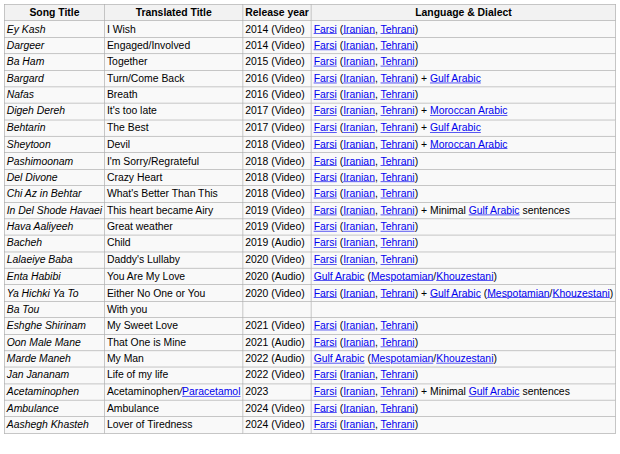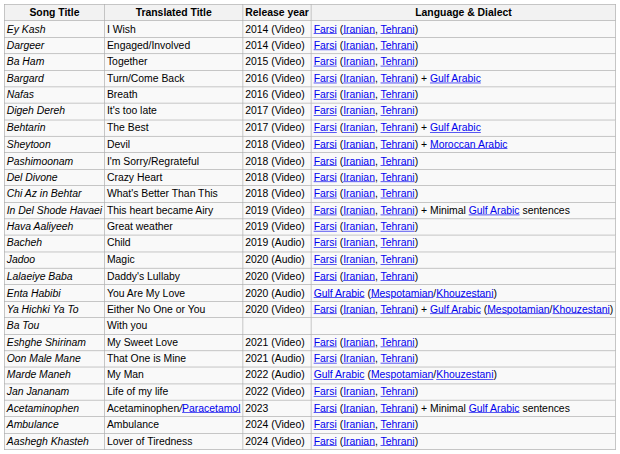(411, 111) Farsi (Iranian, Tehrani) + Moroccan Arabic -> (366, 111) Farsi (Iranian, Tehrani)
+ row: (21, 260)
